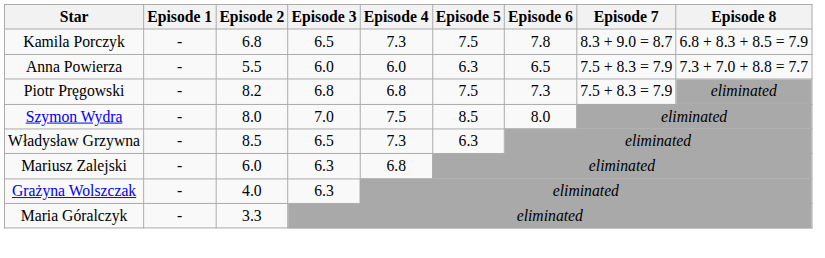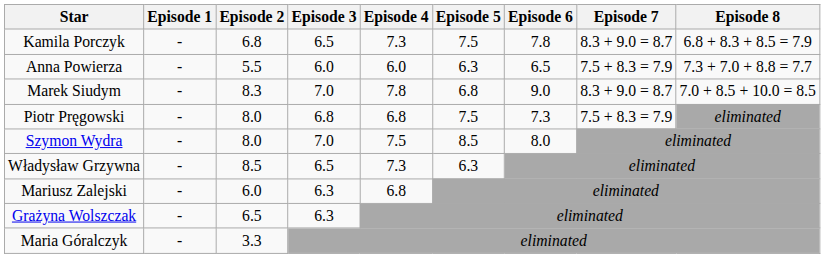+ row: (74, 91)
(252, 91) 8.2 -> (252, 116) 8.0
(252, 191) 4.0 -> (252, 215) 6.5
